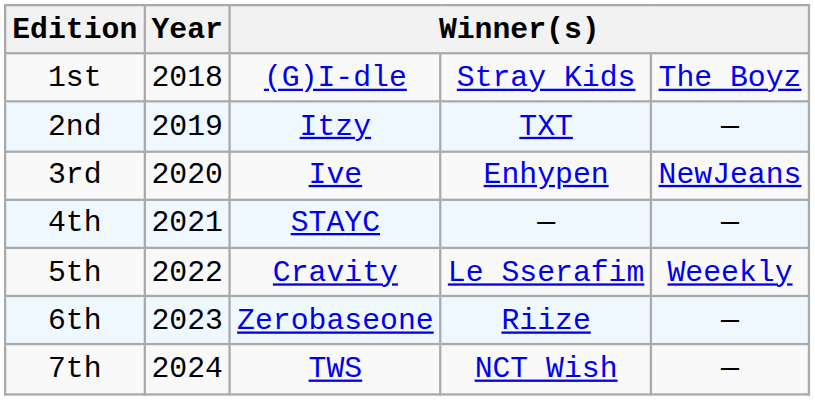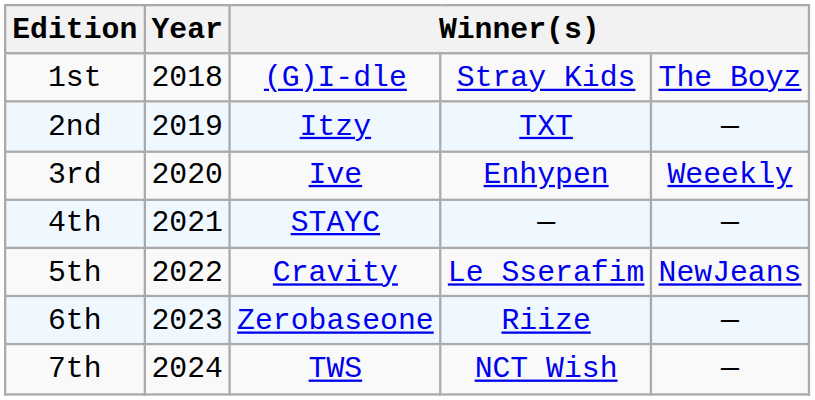(730, 175) NewJeans -> (730, 175) Weeekly
(730, 272) Weeekly -> (730, 272) NewJeans
